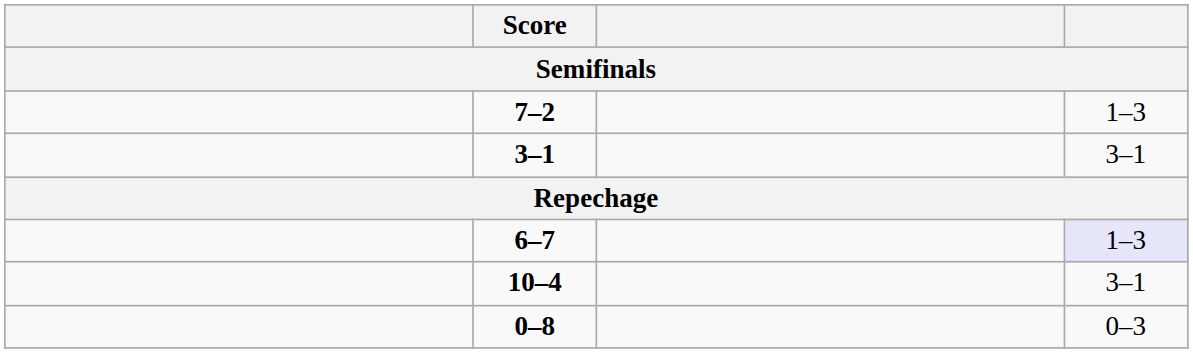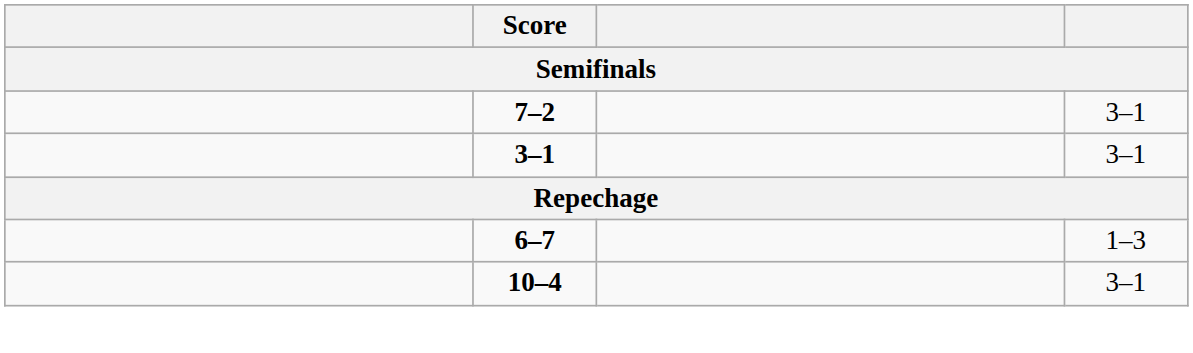(1126, 111) 1–3 -> (1126, 111) 3–1
(1126, 240) lavender background -> (1126, 240) no background
- row: (535, 326)
